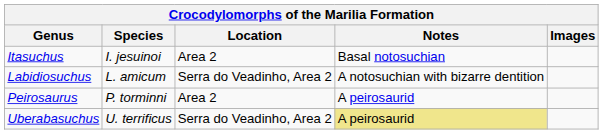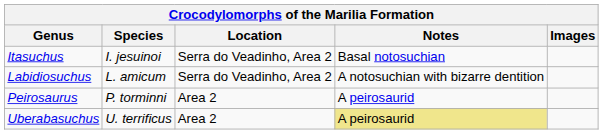(197, 56) Area 2 -> (255, 56) Serra do Veadinho, Area 2
(255, 118) Serra do Veadinho, Area 2 -> (197, 118) Area 2
